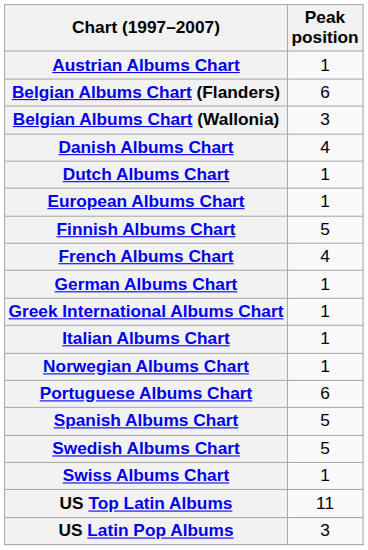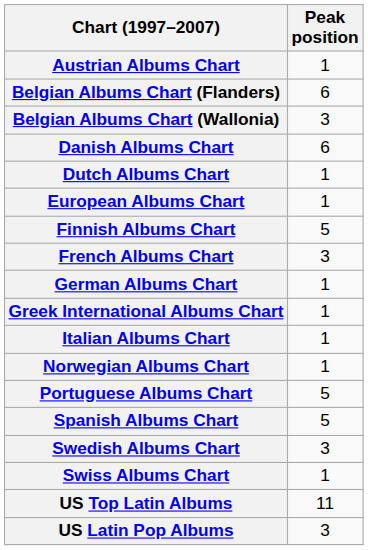(325, 147) 4 -> (325, 147) 6
(325, 256) 4 -> (325, 256) 3
(325, 393) 6 -> (325, 393) 5
(325, 448) 5 -> (325, 448) 3
